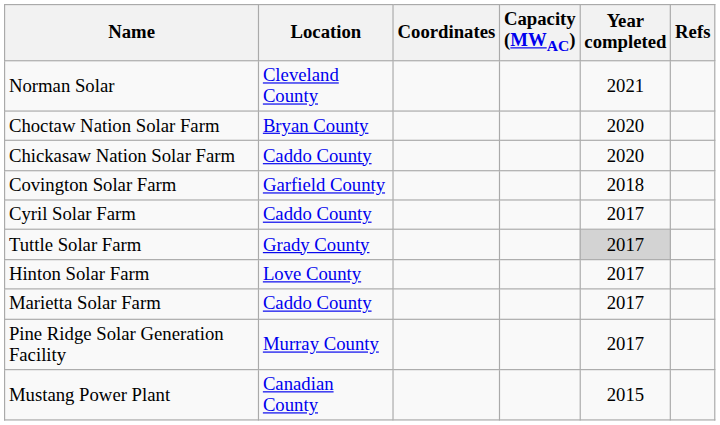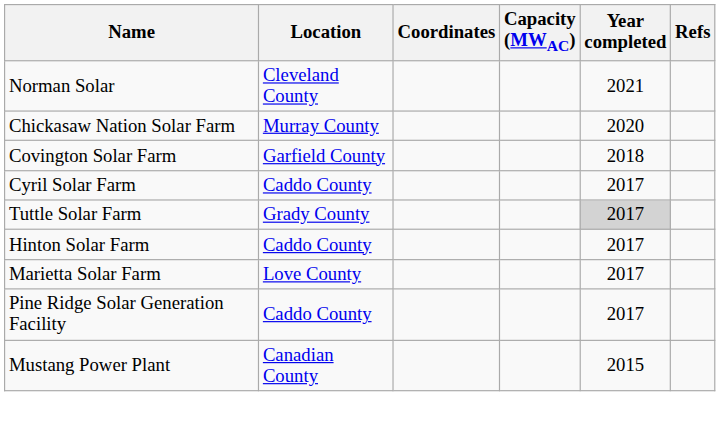- row: (114, 125)
(317, 155) Caddo County -> (321, 125) Murray County
(312, 274) Love County -> (317, 244) Caddo County
(317, 303) Caddo County -> (312, 274) Love County
(321, 344) Murray County -> (317, 314) Caddo County
